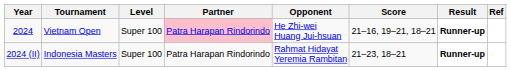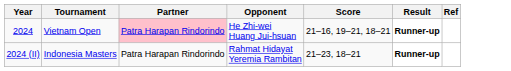- column: (141, 12)
